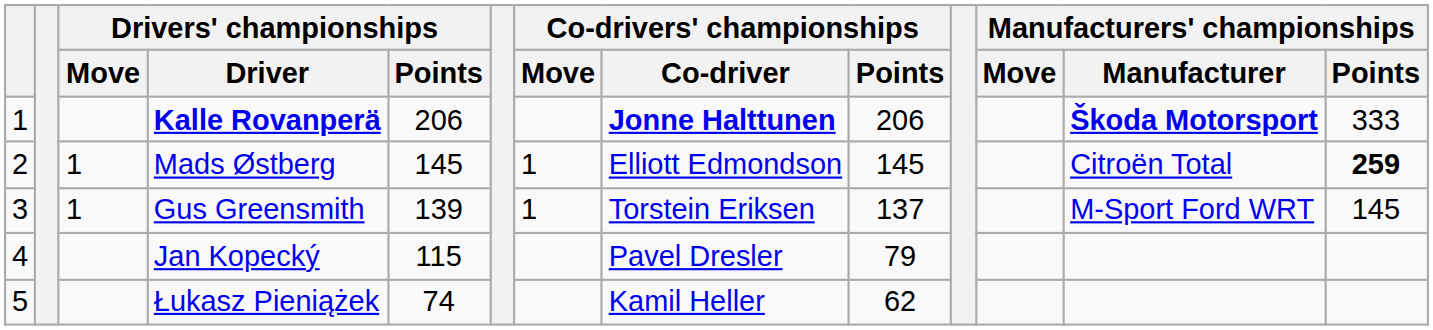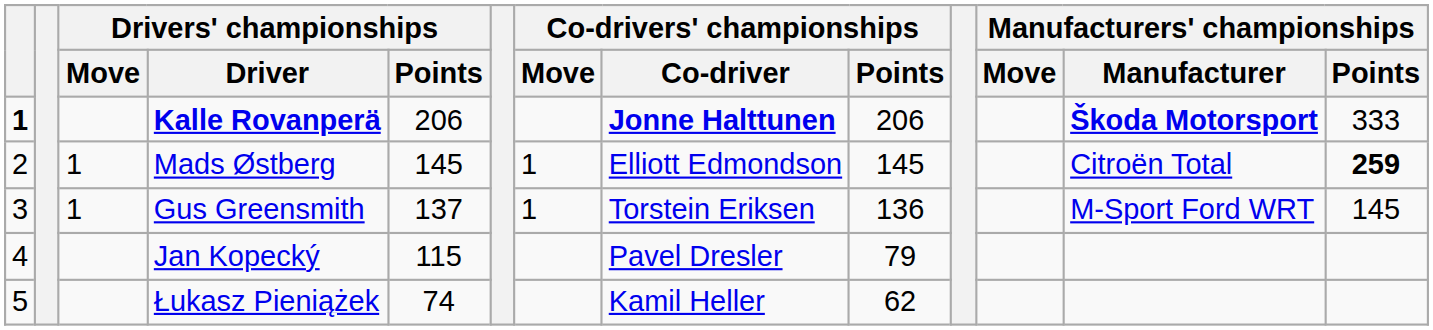(20, 119) normal -> (20, 119) bold
(439, 210) 139 -> (439, 210) 137
(900, 210) 137 -> (900, 210) 136
